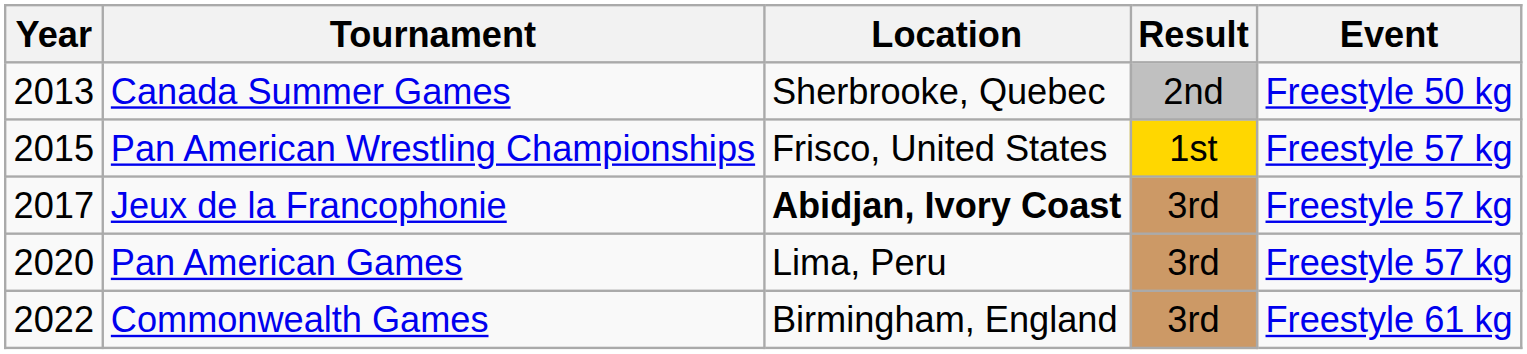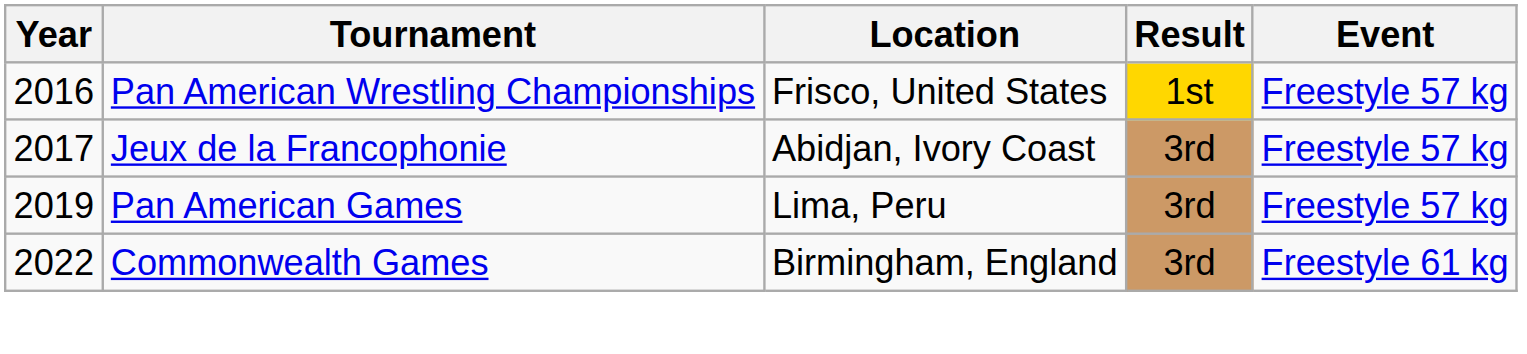- row: (311, 91)
(54, 149) 2015 -> (54, 91) 2016
(947, 206) bold -> (934, 149) normal
(54, 263) 2020 -> (54, 206) 2019
